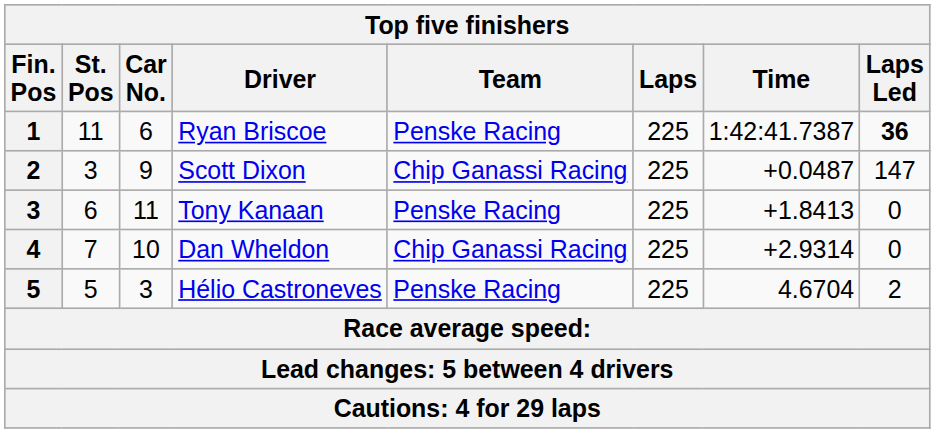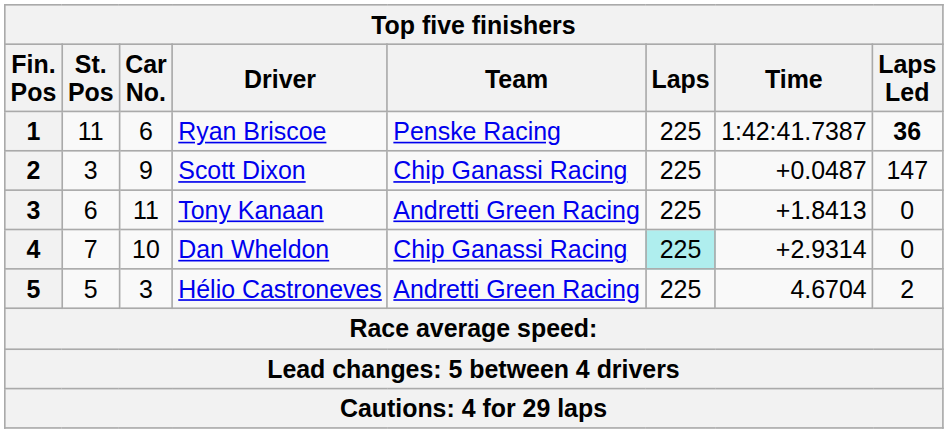(477, 210) Penske Racing -> (517, 210) Andretti Green Racing
(668, 250) no background -> (680, 250) paleturquoise background
(477, 289) Penske Racing -> (517, 289) Andretti Green Racing
